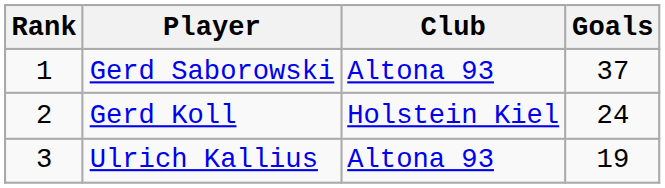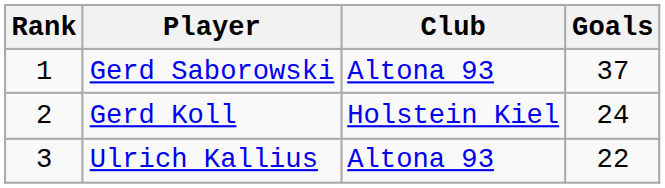(613, 160) 19 -> (613, 160) 22
